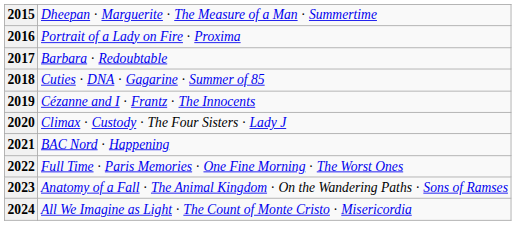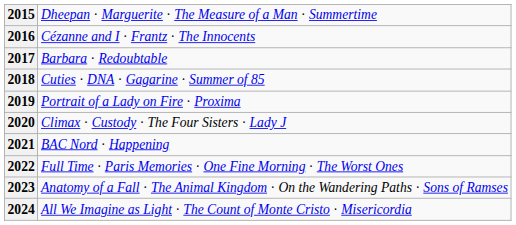(141, 36) Portrait of a Lady on Fire · Proxima -> (148, 36) Cézanne and I · Frantz · The Innocents
(148, 101) Cézanne and I · Frantz · The Innocents -> (141, 101) Portrait of a Lady on Fire · Proxima
